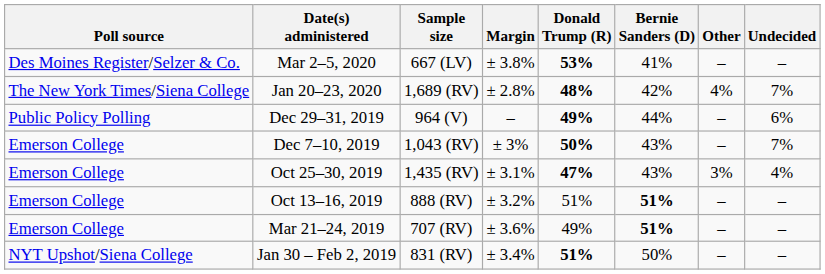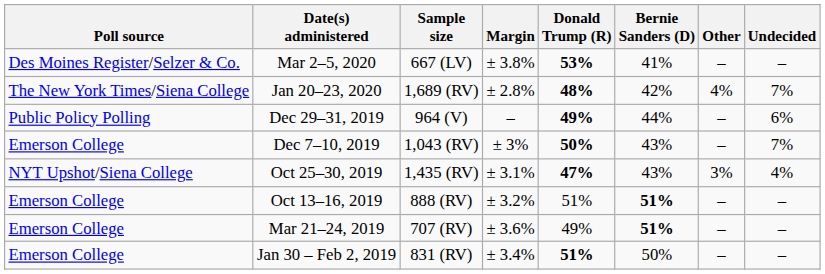(66, 173) Emerson College -> (101, 173) NYT Upshot/Siena College
(101, 255) NYT Upshot/Siena College -> (66, 255) Emerson College
